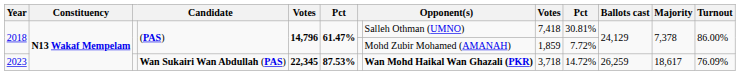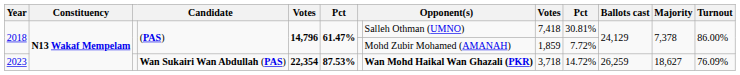(304, 62) 22,345 -> (304, 62) 22,354
(668, 62) 18,617 -> (668, 62) 18,627
